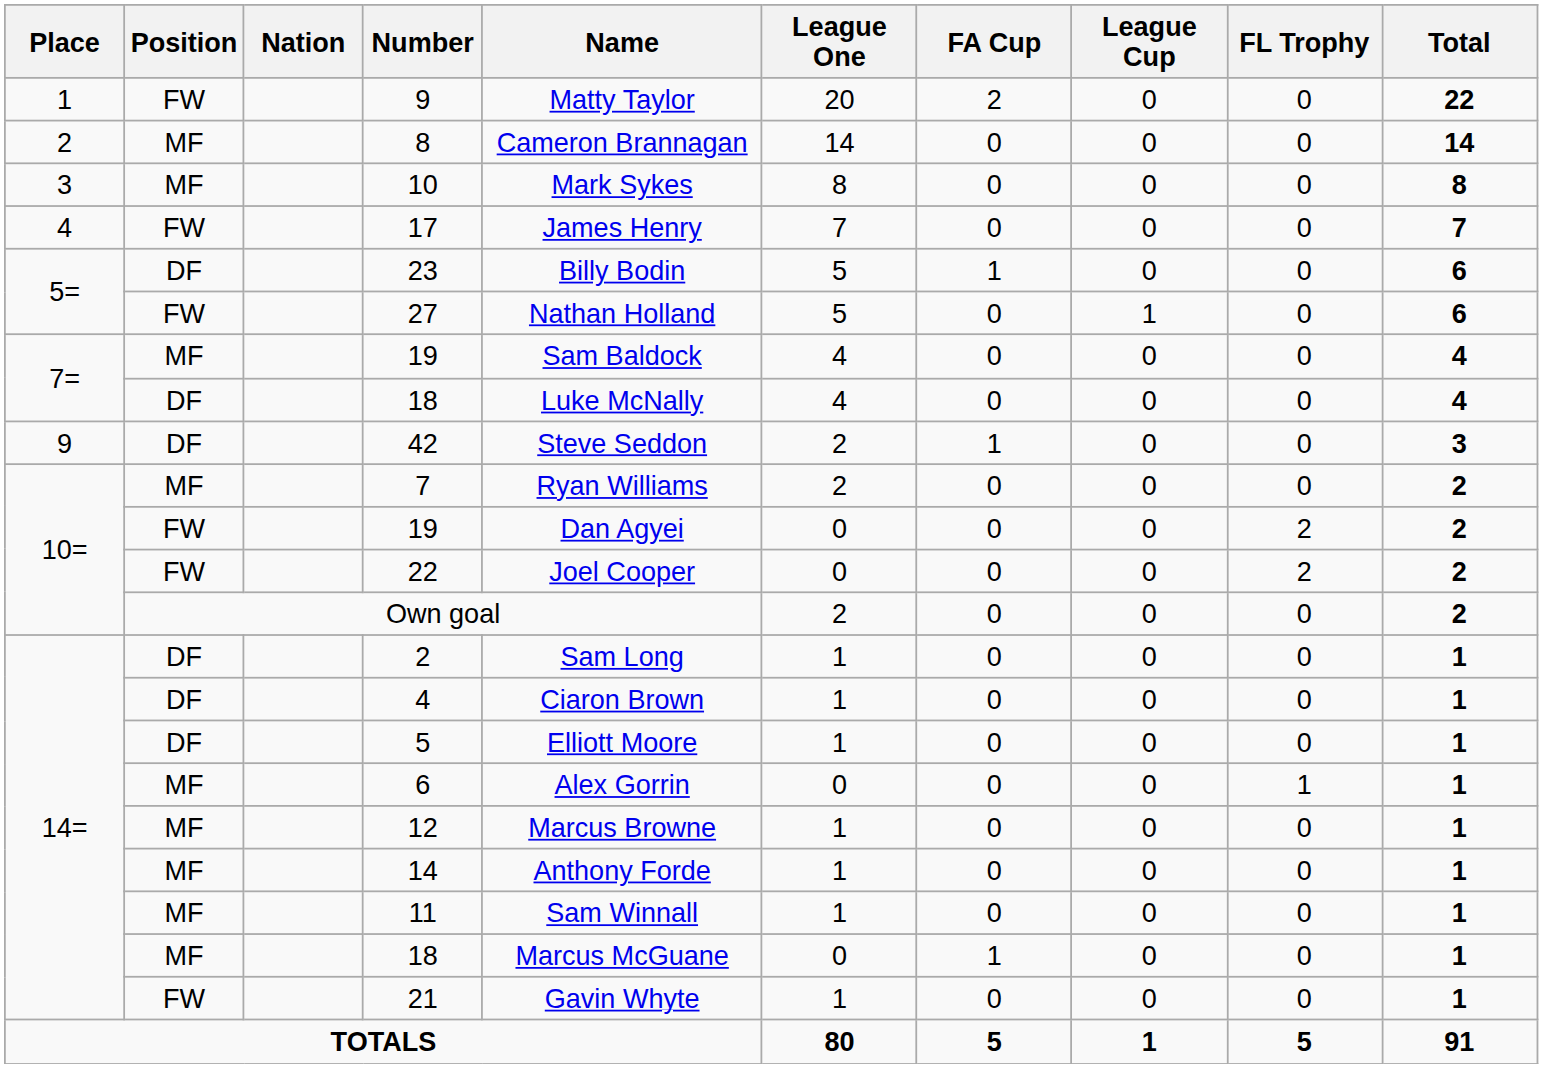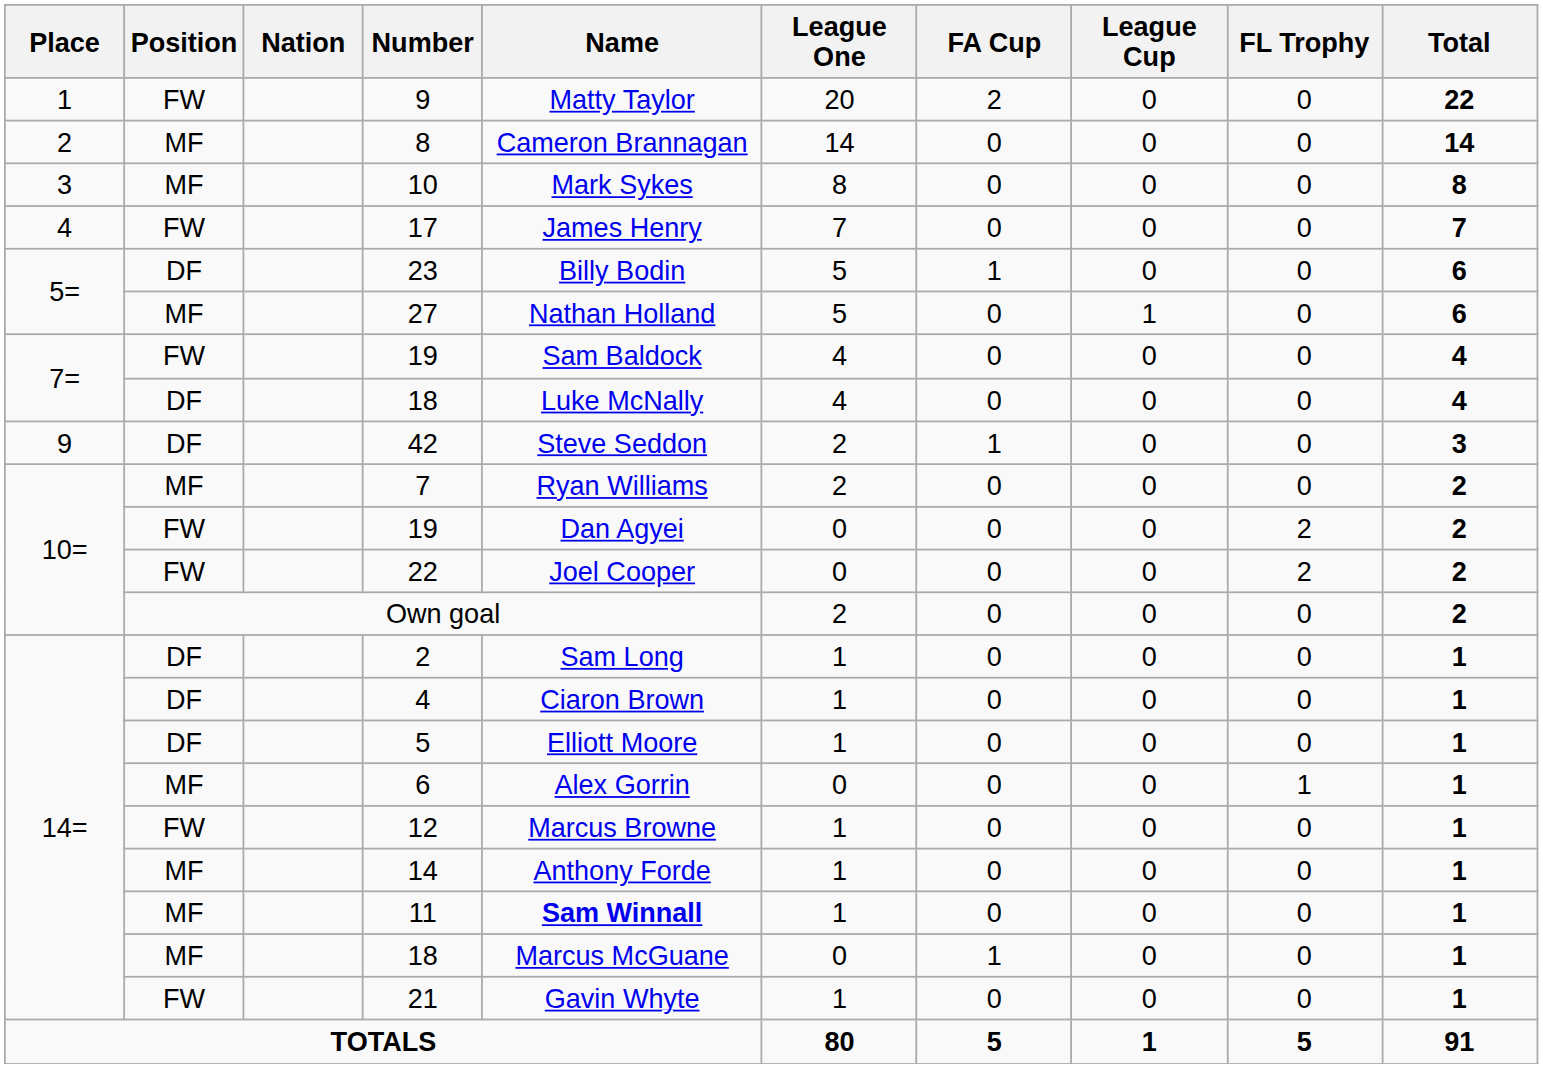(184, 314) FW -> (184, 314) MF
(184, 357) MF -> (184, 357) FW
(184, 828) MF -> (184, 828) FW
(622, 913) normal -> (622, 913) bold
